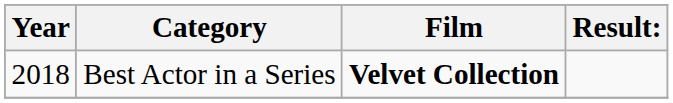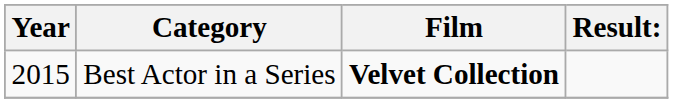(41, 73) 2018 -> (41, 73) 2015
